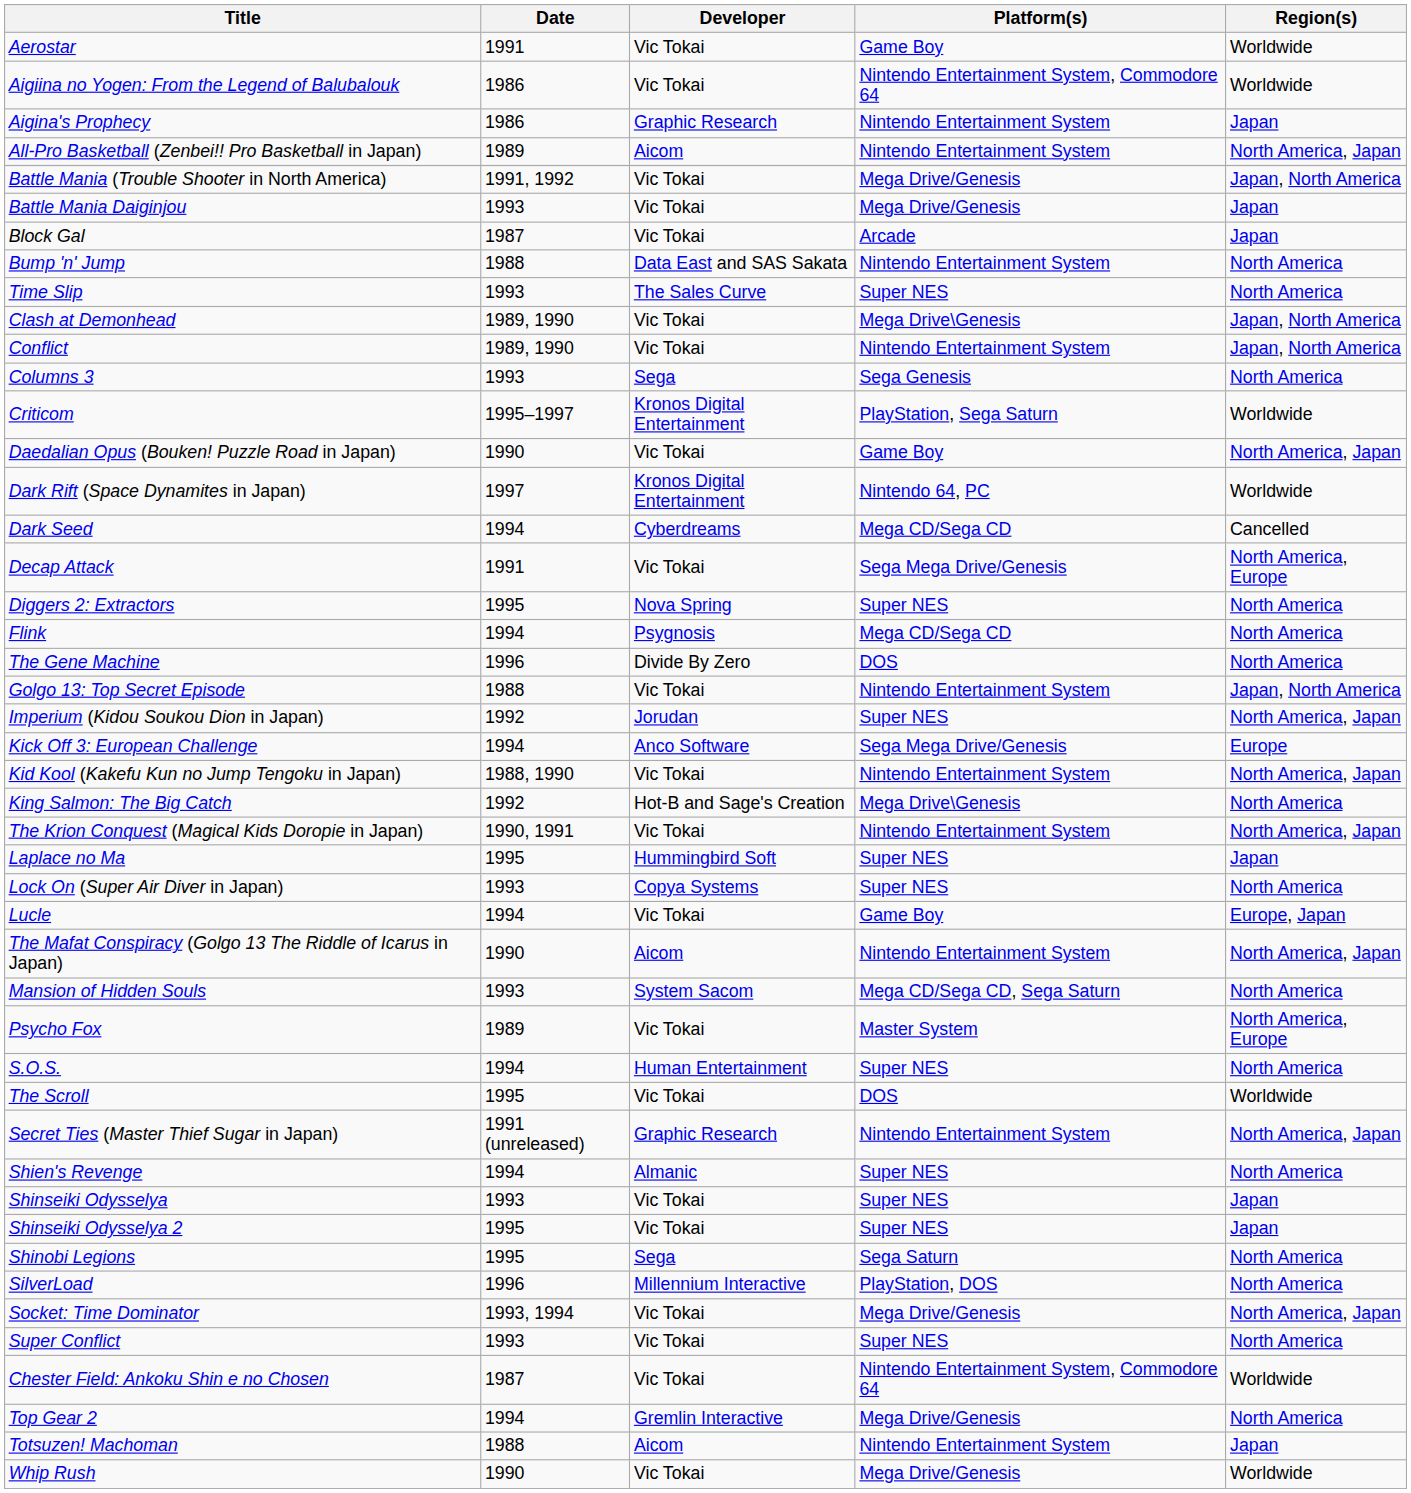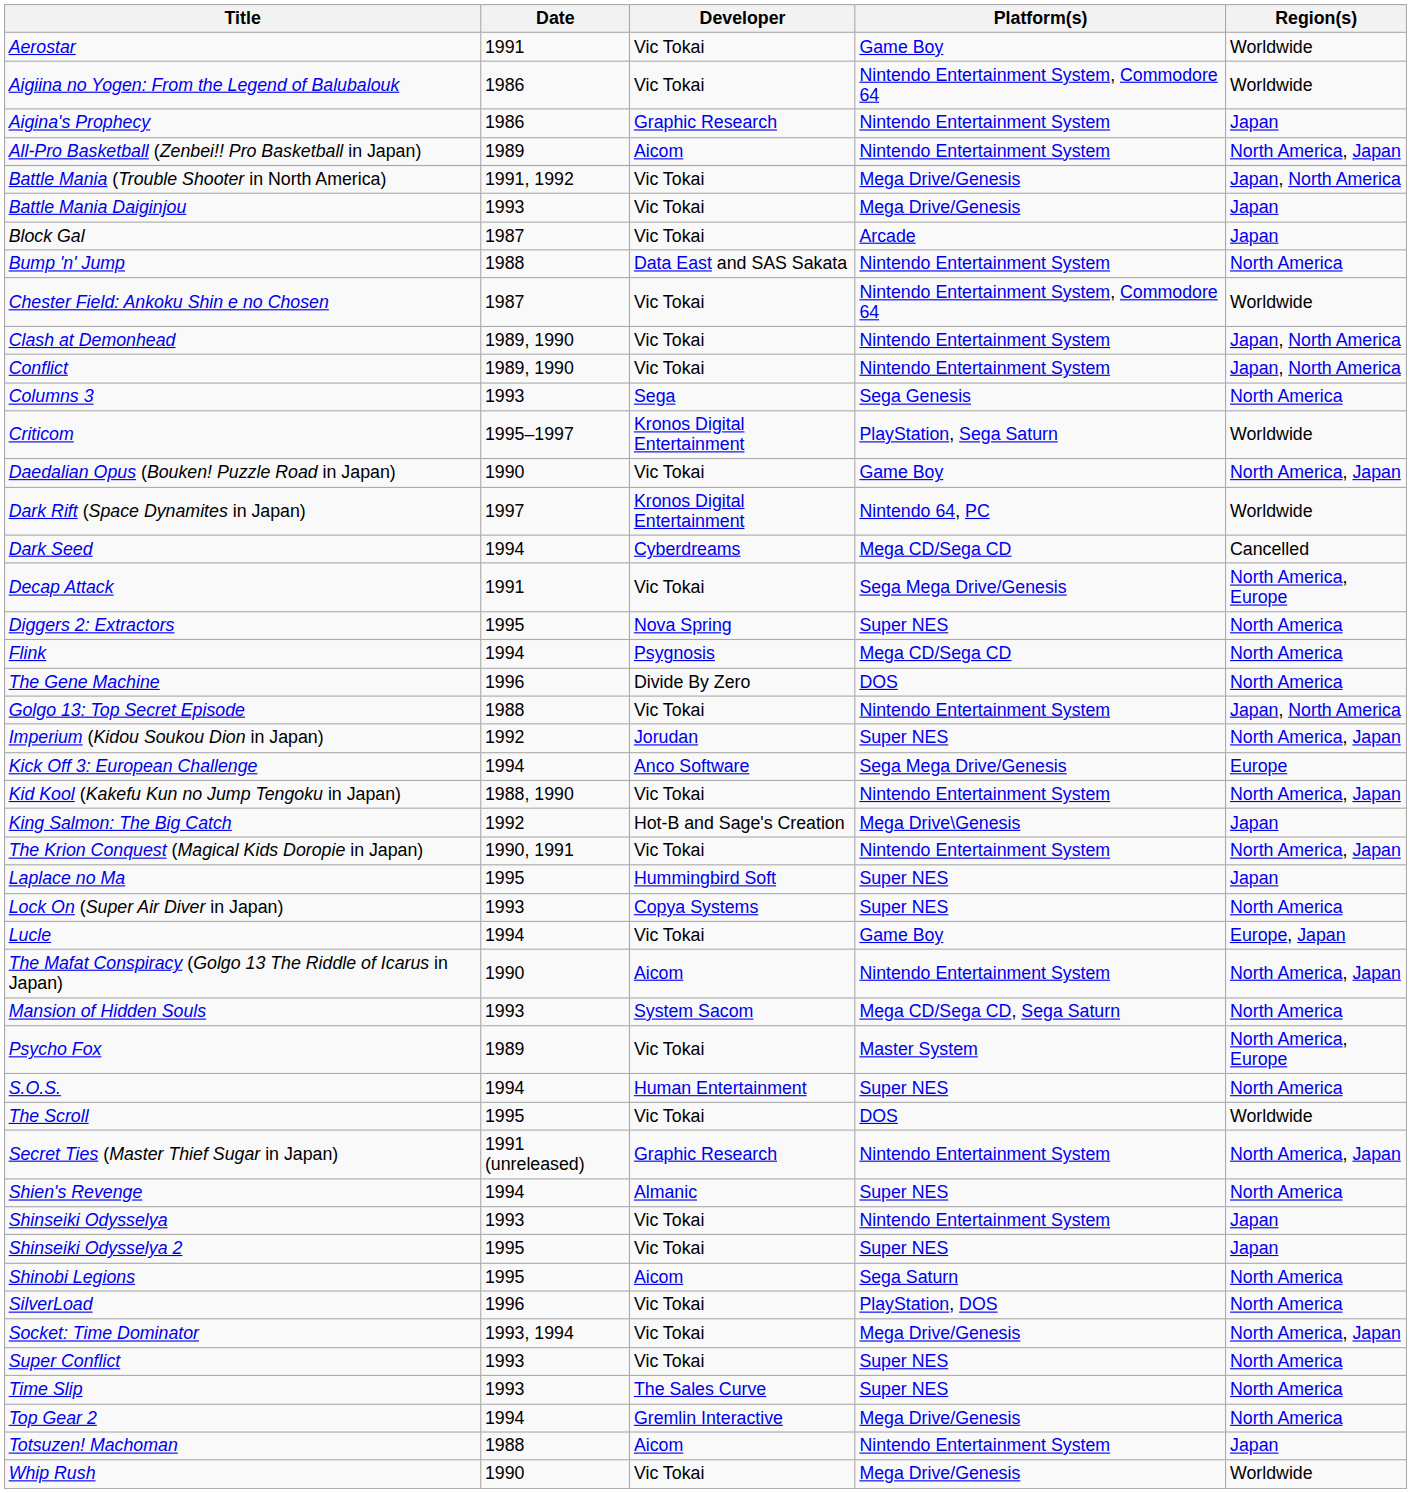rows swapped: (169, 1379) <-> (46, 292)
(940, 320) Mega Drive\Genesis -> (985, 340) Nintendo Entertainment System
(1286, 802) North America -> (1254, 822) Japan
(904, 1200) Super NES -> (985, 1220) Nintendo Entertainment System
(655, 1256) Sega -> (659, 1276) Aicom
(720, 1285) Millennium Interactive -> (669, 1305) Vic Tokai
